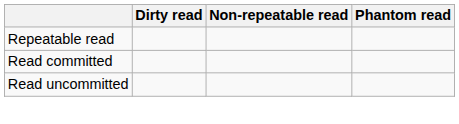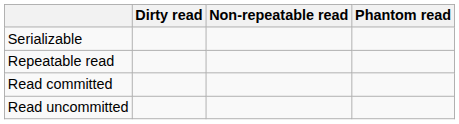+ row: (45, 38)
